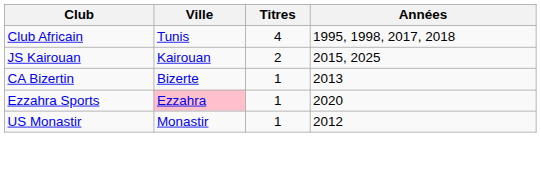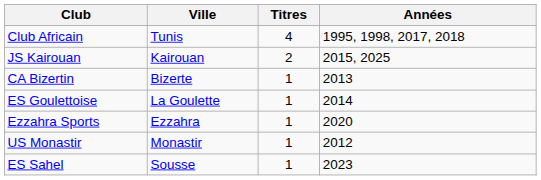+ row: (52, 100)
(182, 100) pink background -> (175, 121) no background
+ row: (36, 164)
